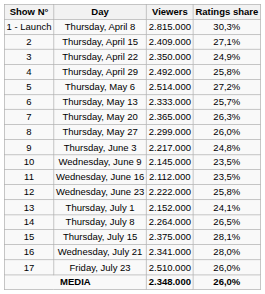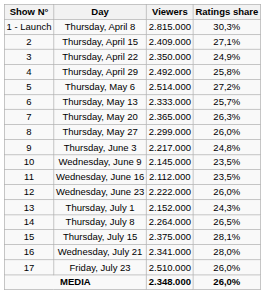(227, 192) 25,8% -> (227, 192) 26,0%
(227, 207) 24,1% -> (227, 207) 24,3%
